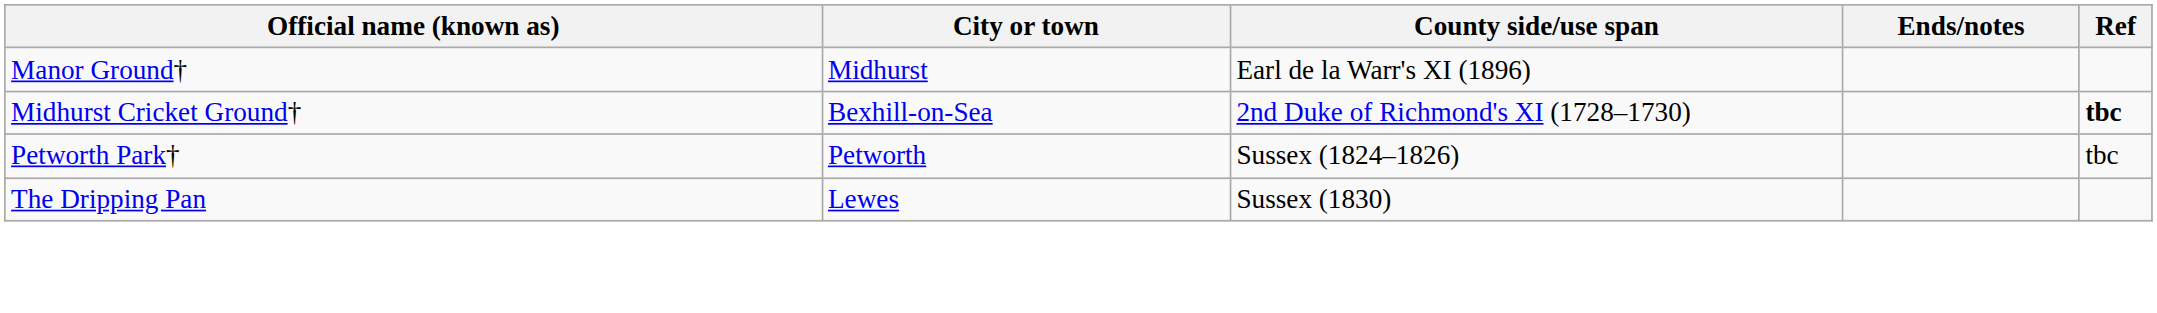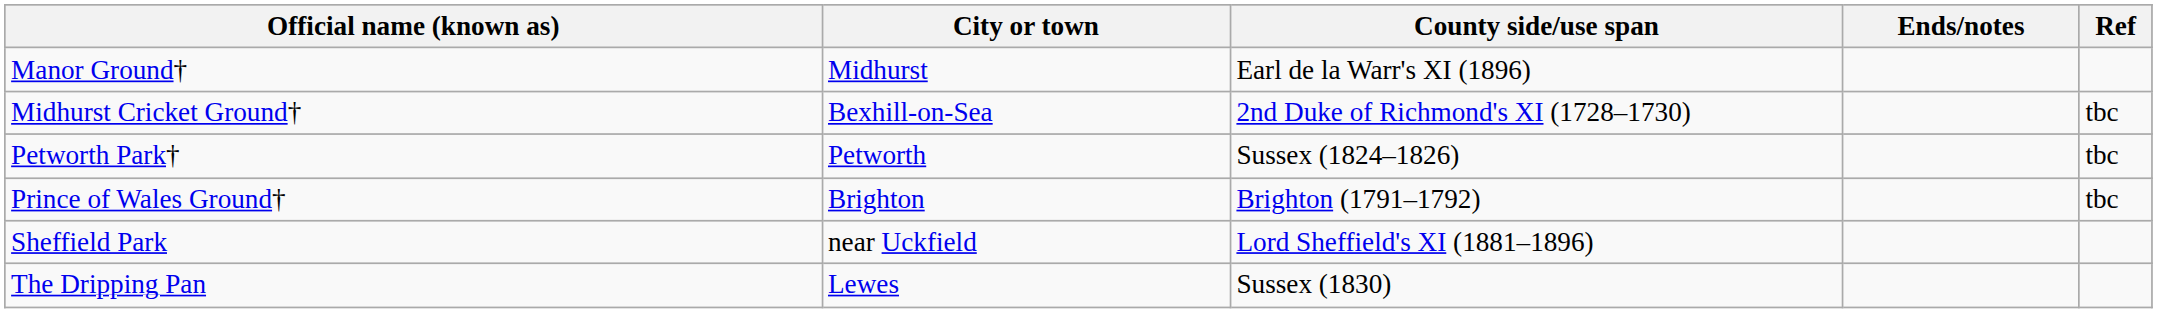(2104, 112) bold -> (2102, 112) normal
+ row: (148, 198)
+ row: (89, 241)
